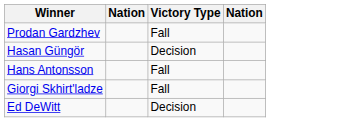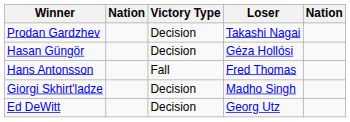+ column: (263, 13)
(160, 32) Fall -> (173, 32) Decision
(160, 88) Fall -> (173, 88) Decision
